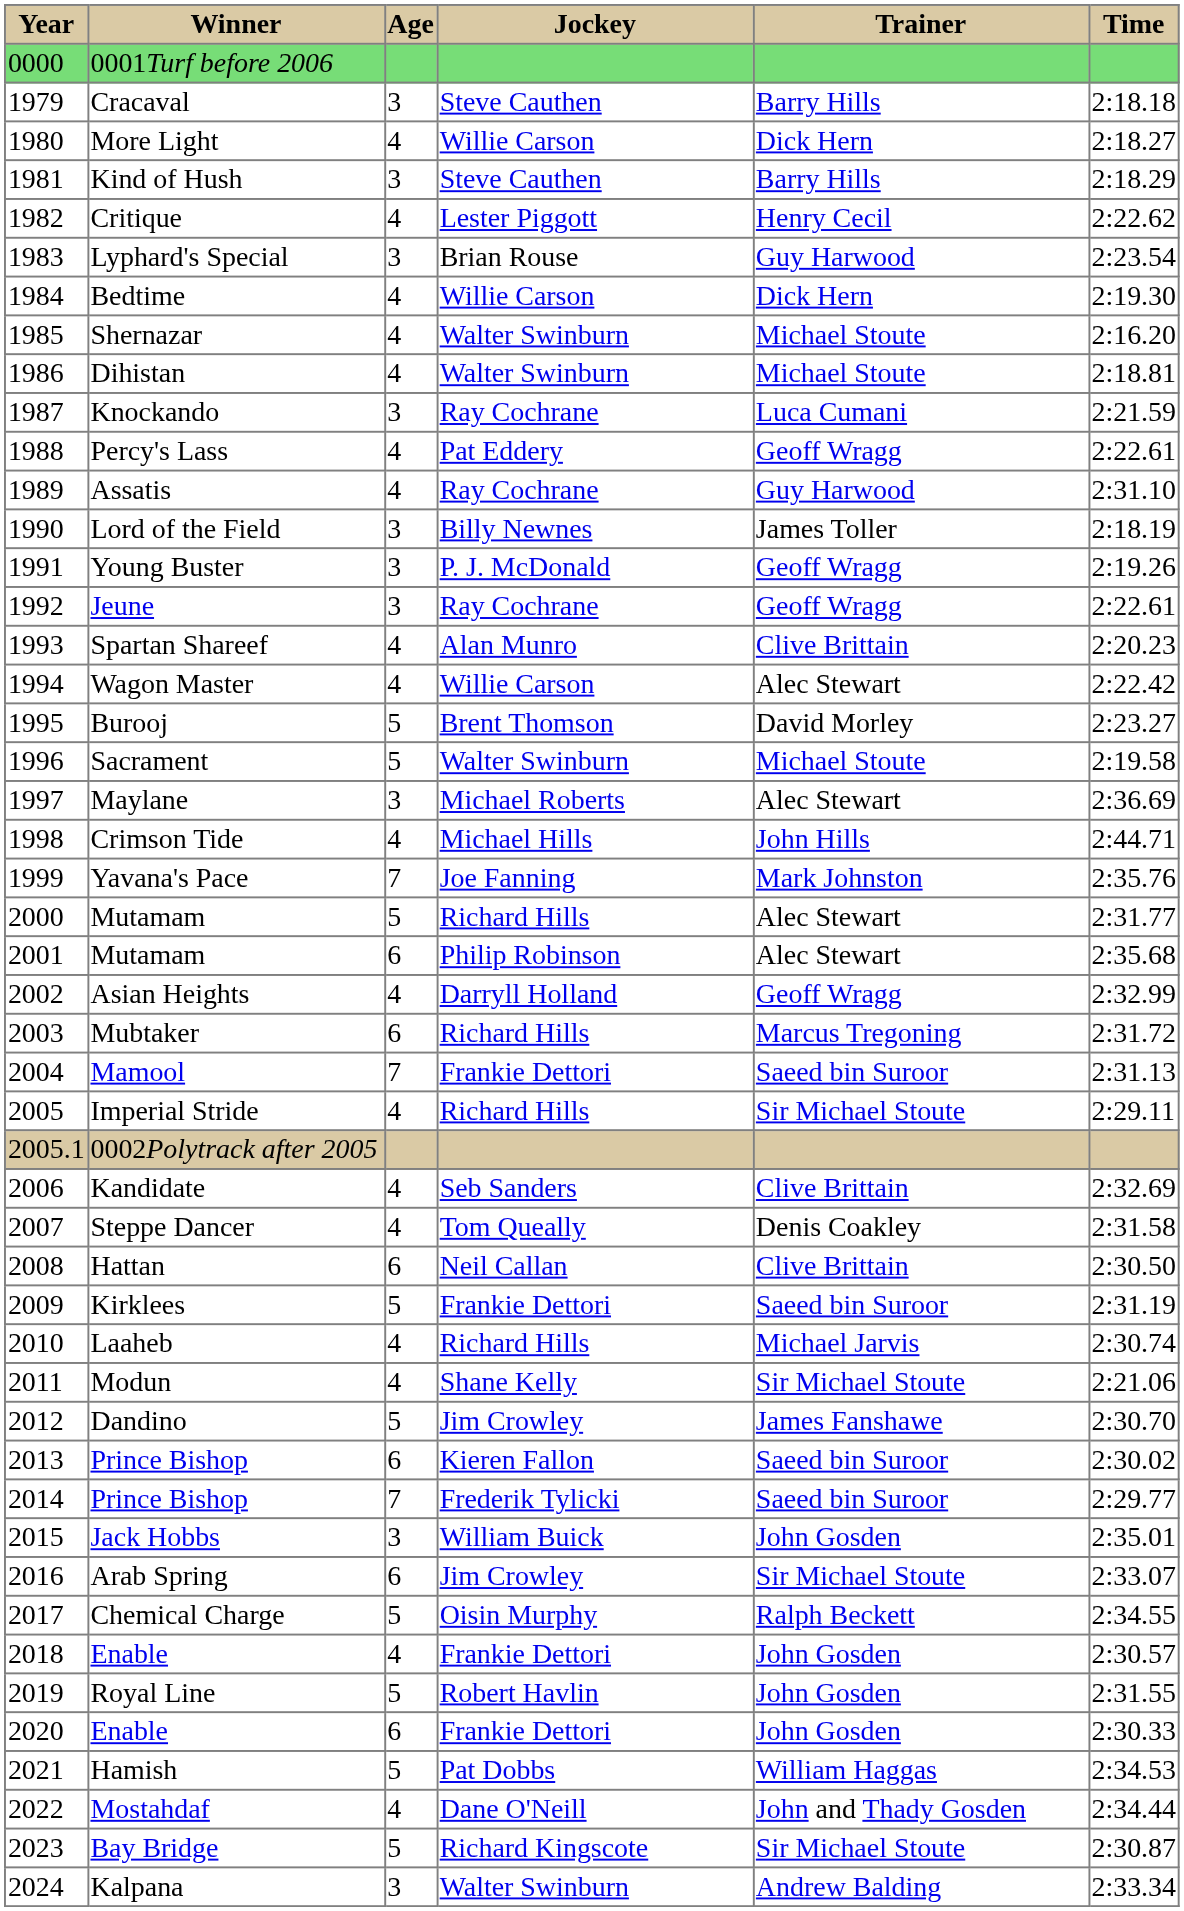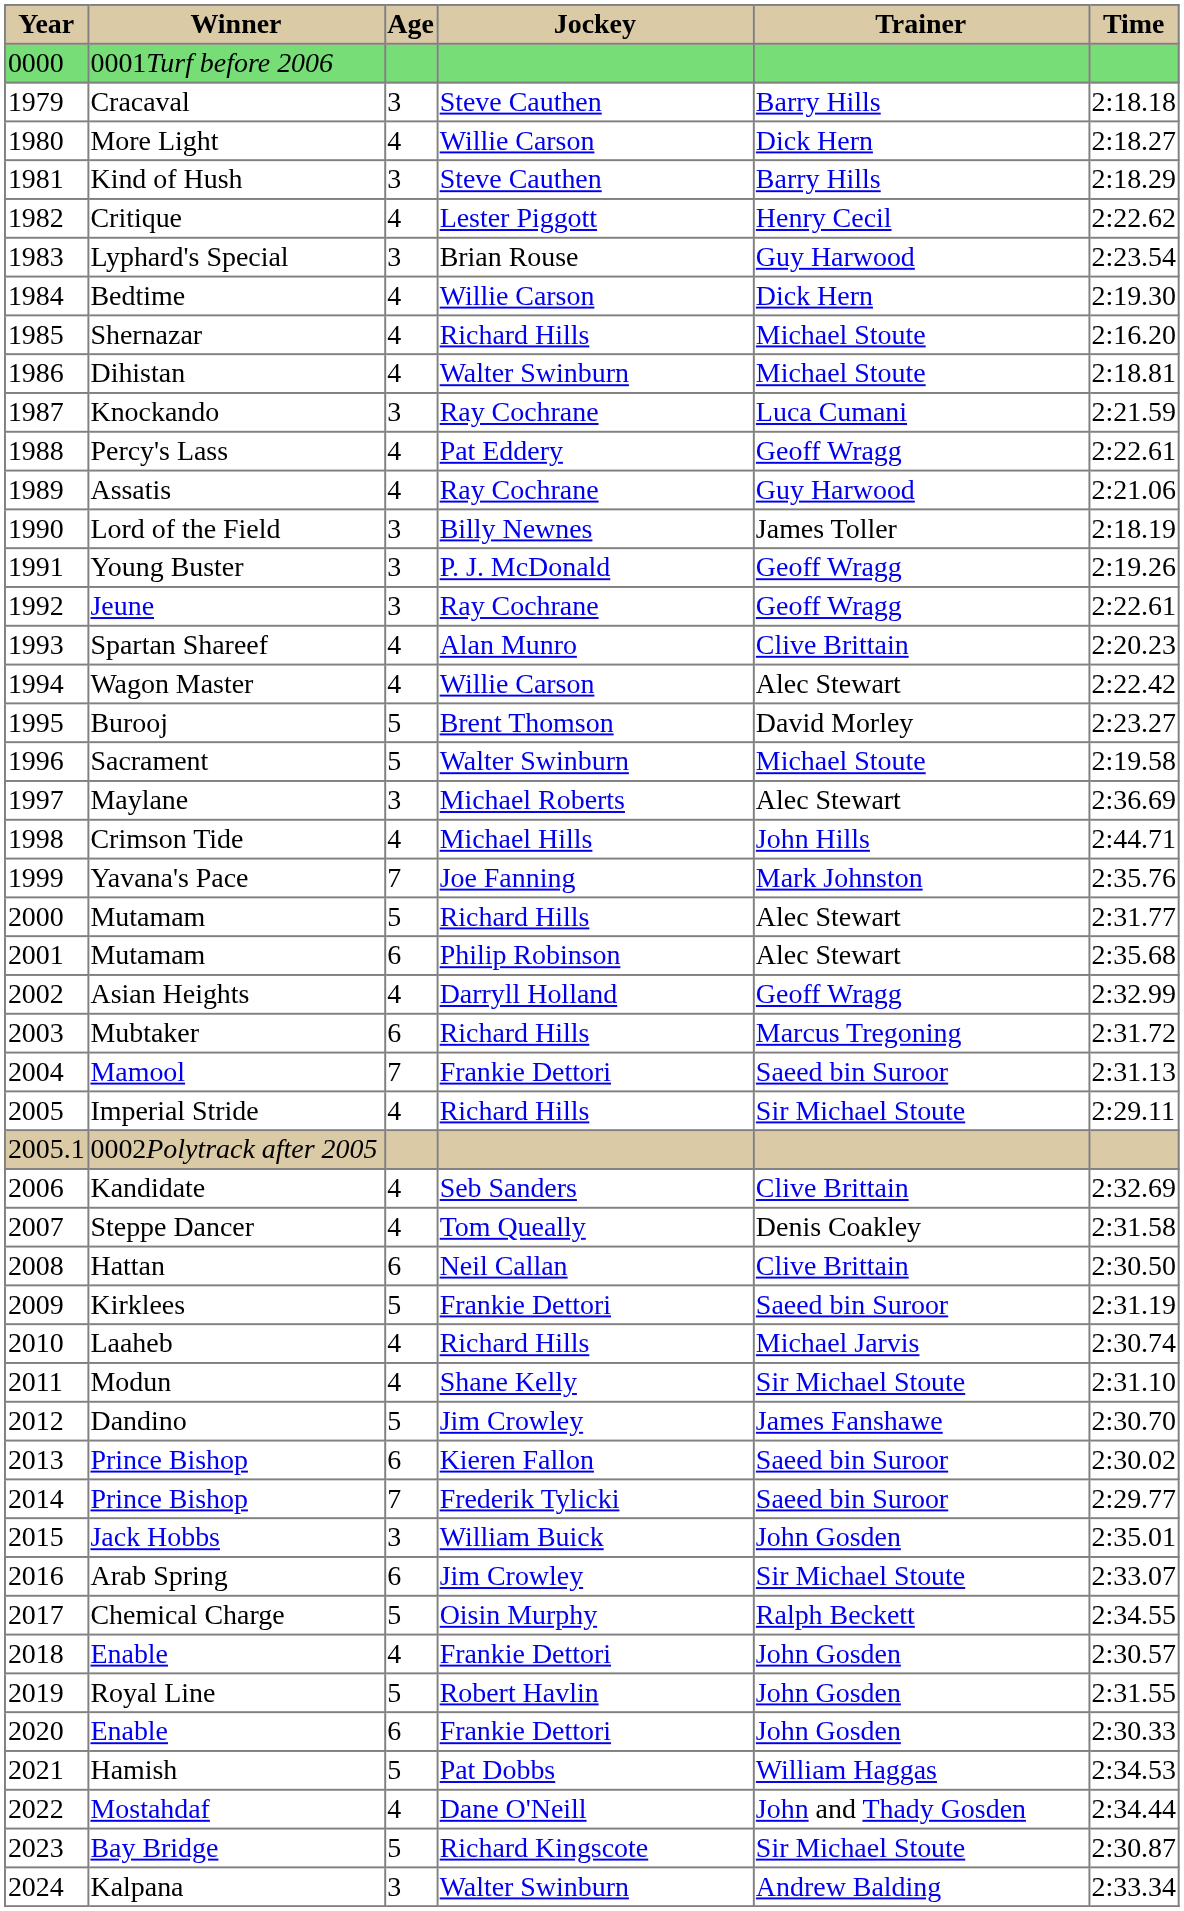(534, 334) Walter Swinburn -> (514, 334) Richard Hills
(1134, 489) 2:31.10 -> (1134, 489) 2:21.06
(1134, 1381) 2:21.06 -> (1134, 1381) 2:31.10
